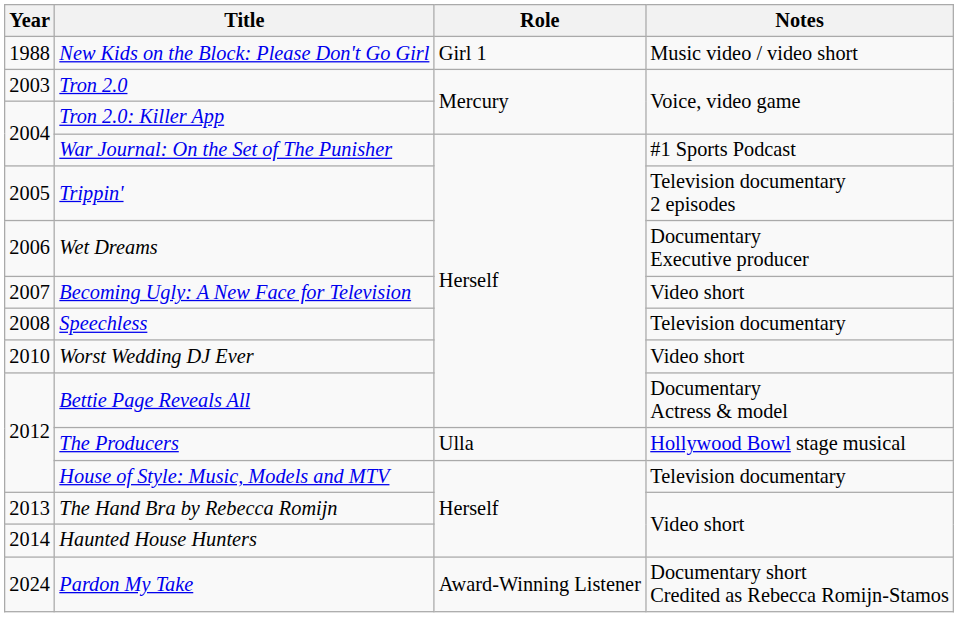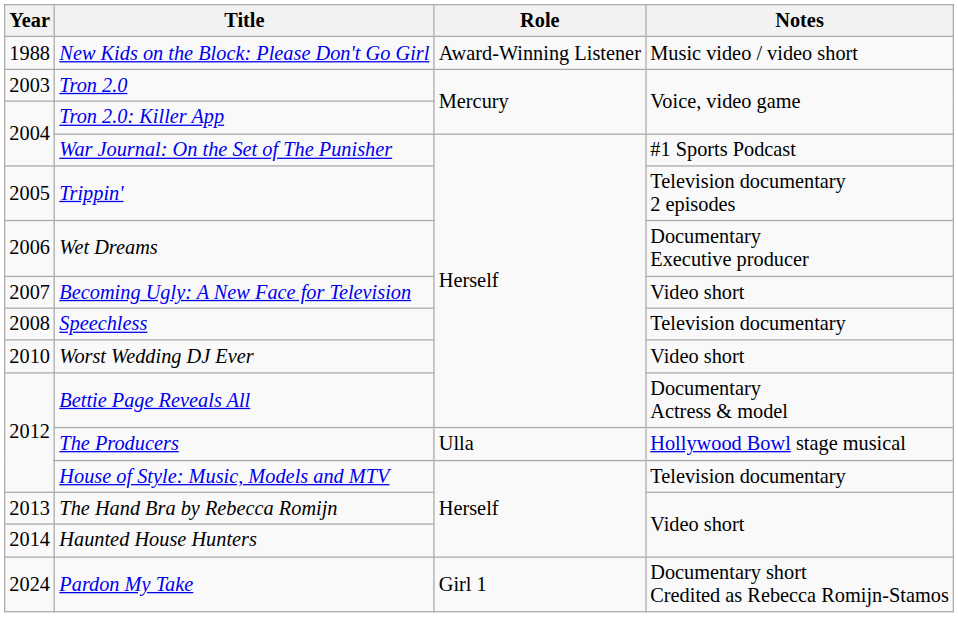(463, 52) Girl 1 -> (540, 52) Award-Winning Listener
(540, 584) Award-Winning Listener -> (463, 584) Girl 1
